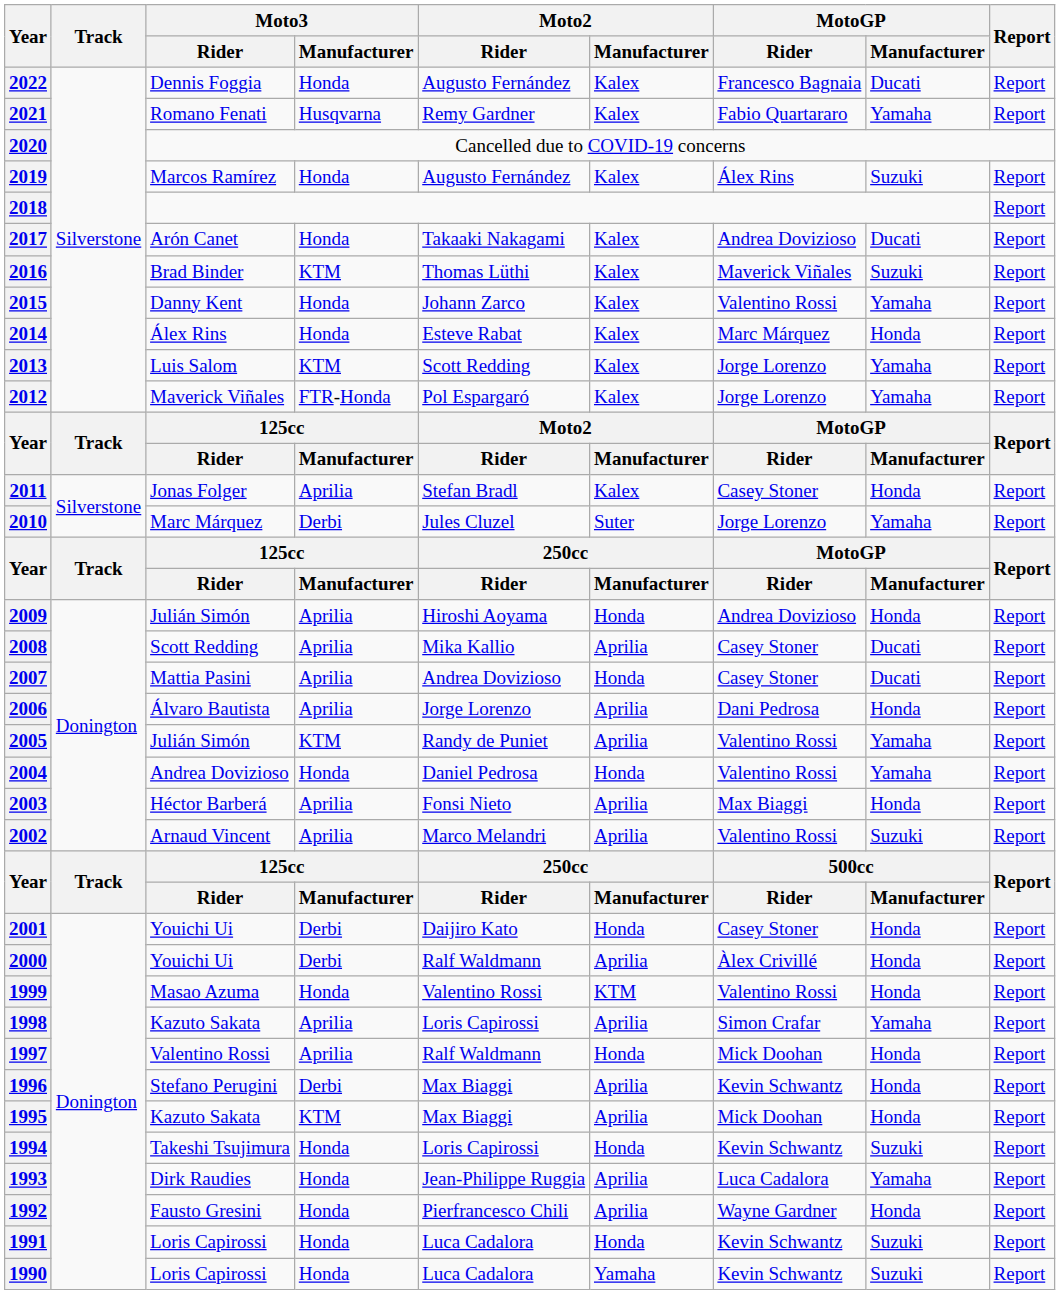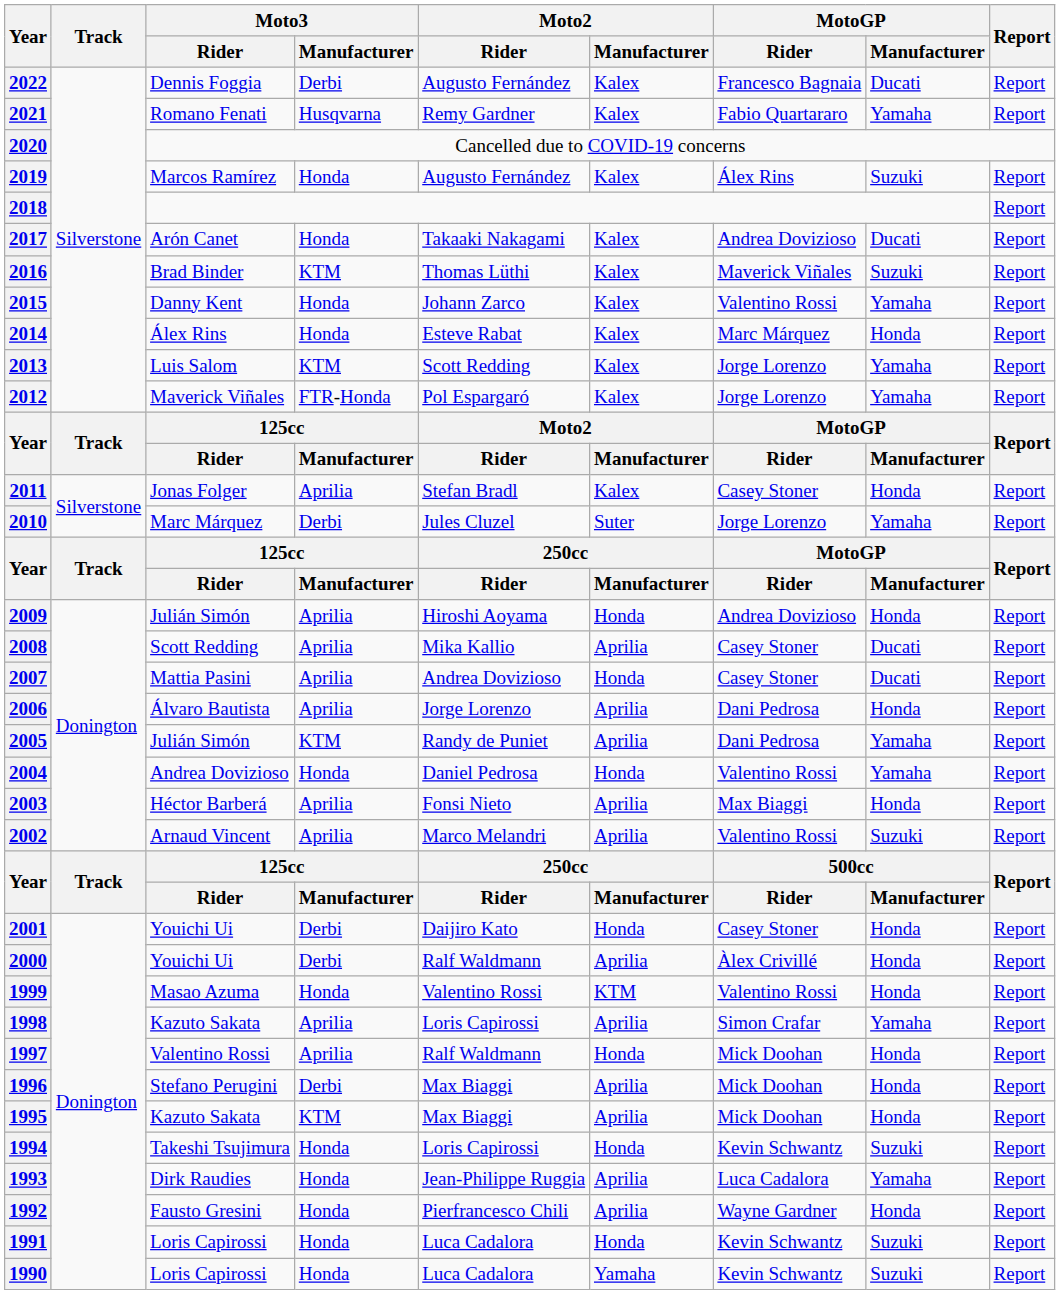(324, 83) Honda -> (320, 83) Derbi
(777, 740) Valentino Rossi -> (768, 740) Dani Pedrosa
(780, 1085) Kevin Schwantz -> (770, 1085) Mick Doohan
